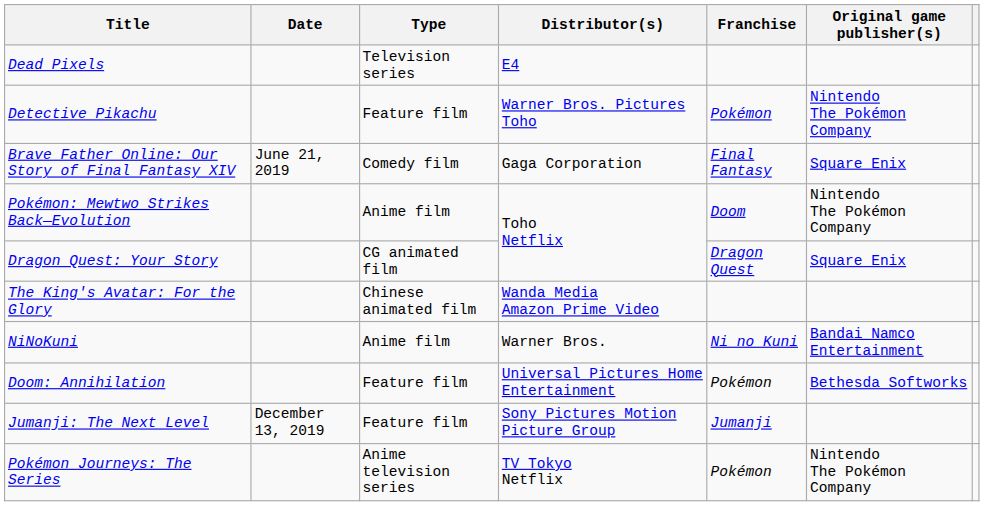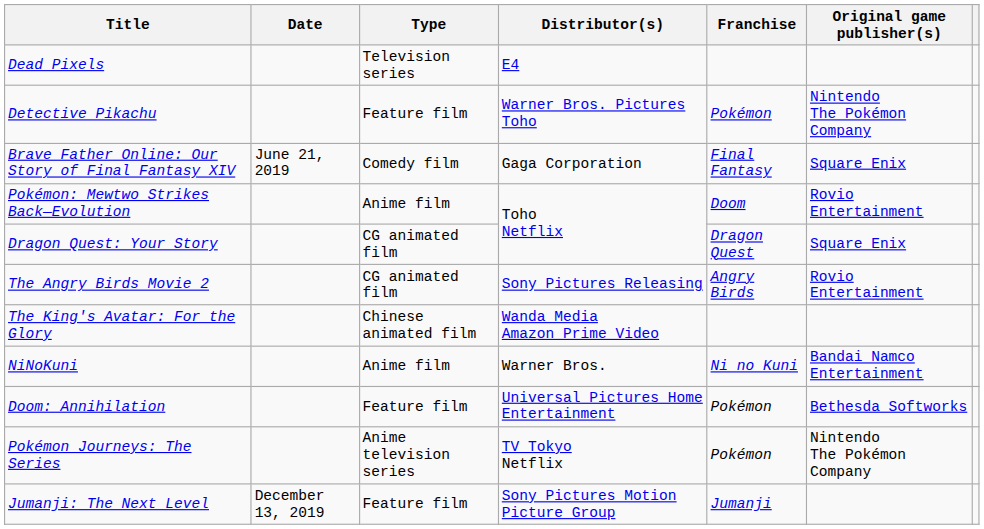(858, 212) Nintendo The Pokémon Company -> (867, 204) Rovio Entertainment
+ row: (109, 285)
rows swapped: (100, 472) <-> (109, 423)
